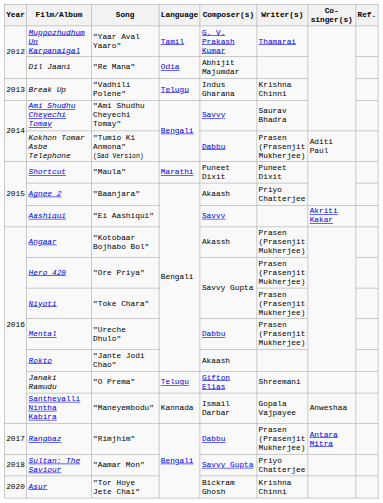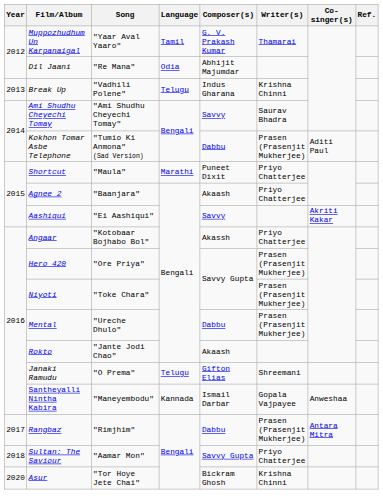(273, 172) Puneet Dixit -> (282, 172) Priyo Chatterjee
(282, 242) Prasen (Prasenjit Mukherjee) -> (282, 238) Priyo Chatterjee
